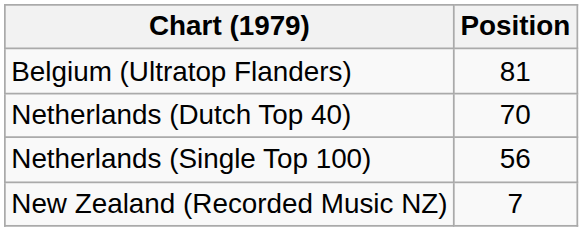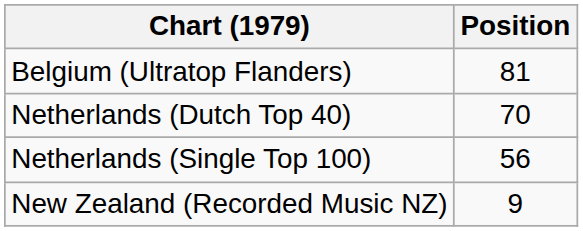(515, 203) 7 -> (515, 203) 9
